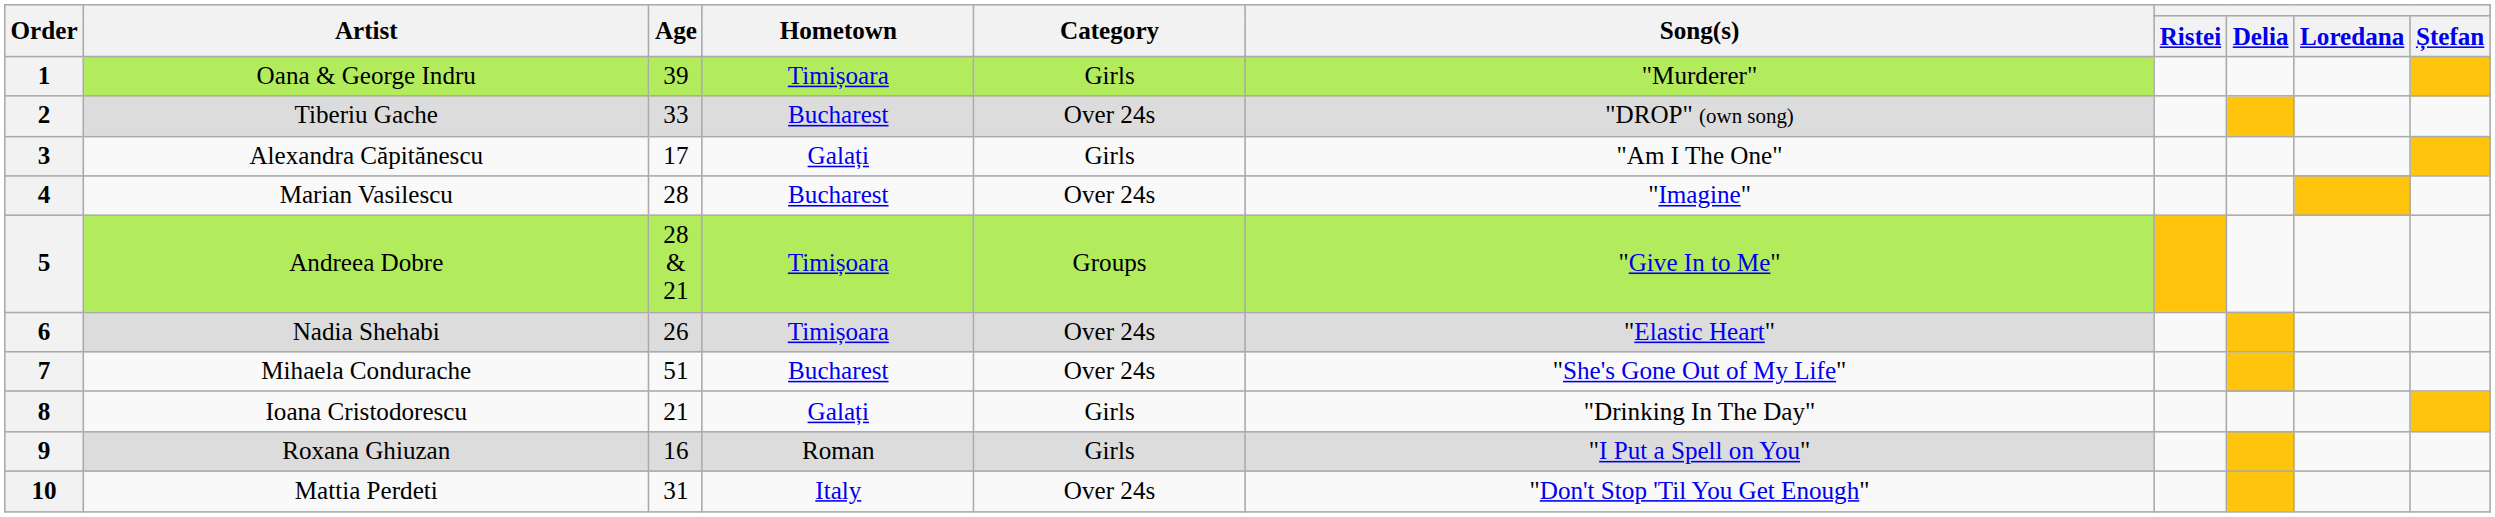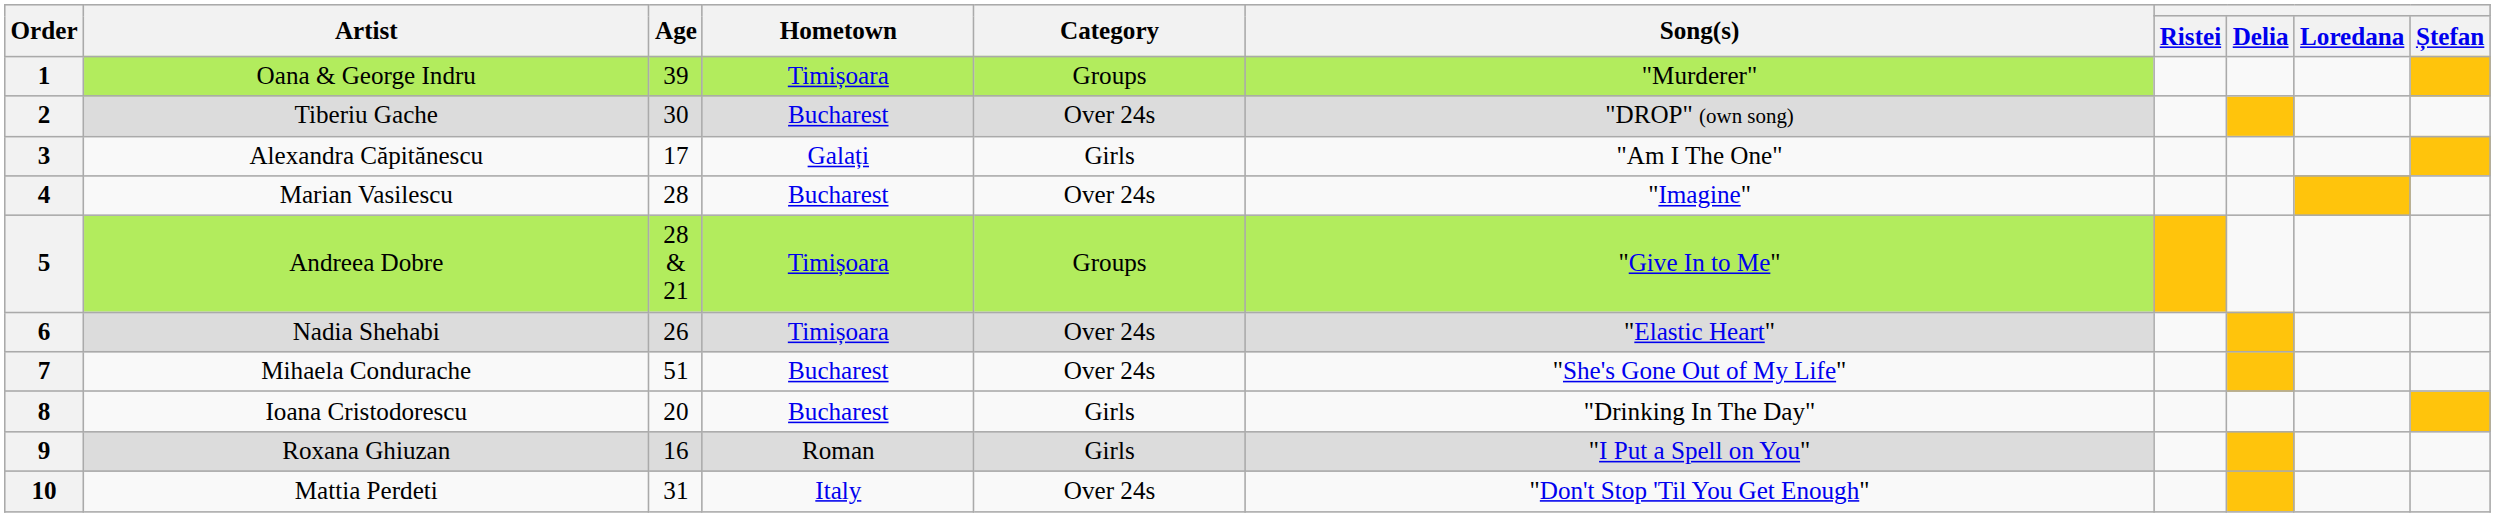(1110, 75) Girls -> (1110, 75) Groups
(676, 115) 33 -> (676, 115) 30
(676, 411) 21 -> (676, 411) 20
(838, 411) Galați -> (838, 411) Bucharest
